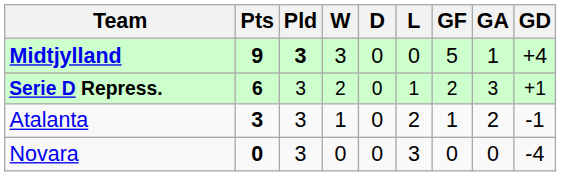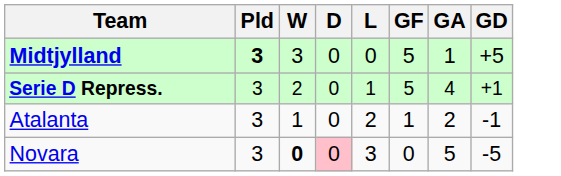- column: (257, 21)
(535, 55) +4 -> (492, 55) +5
(452, 88) 2 -> (409, 88) 5
(493, 88) 3 -> (450, 88) 4
(340, 153) normal -> (297, 153) bold
(377, 153) no background -> (334, 153) pink background
(493, 153) 0 -> (450, 153) 5
(535, 153) -4 -> (492, 153) -5
